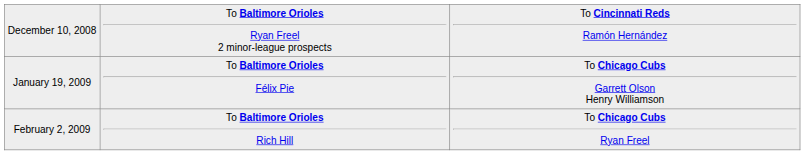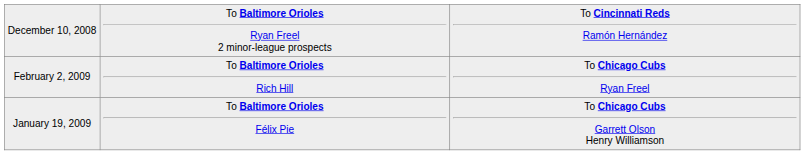rows swapped: (52, 82) <-> (52, 129)
